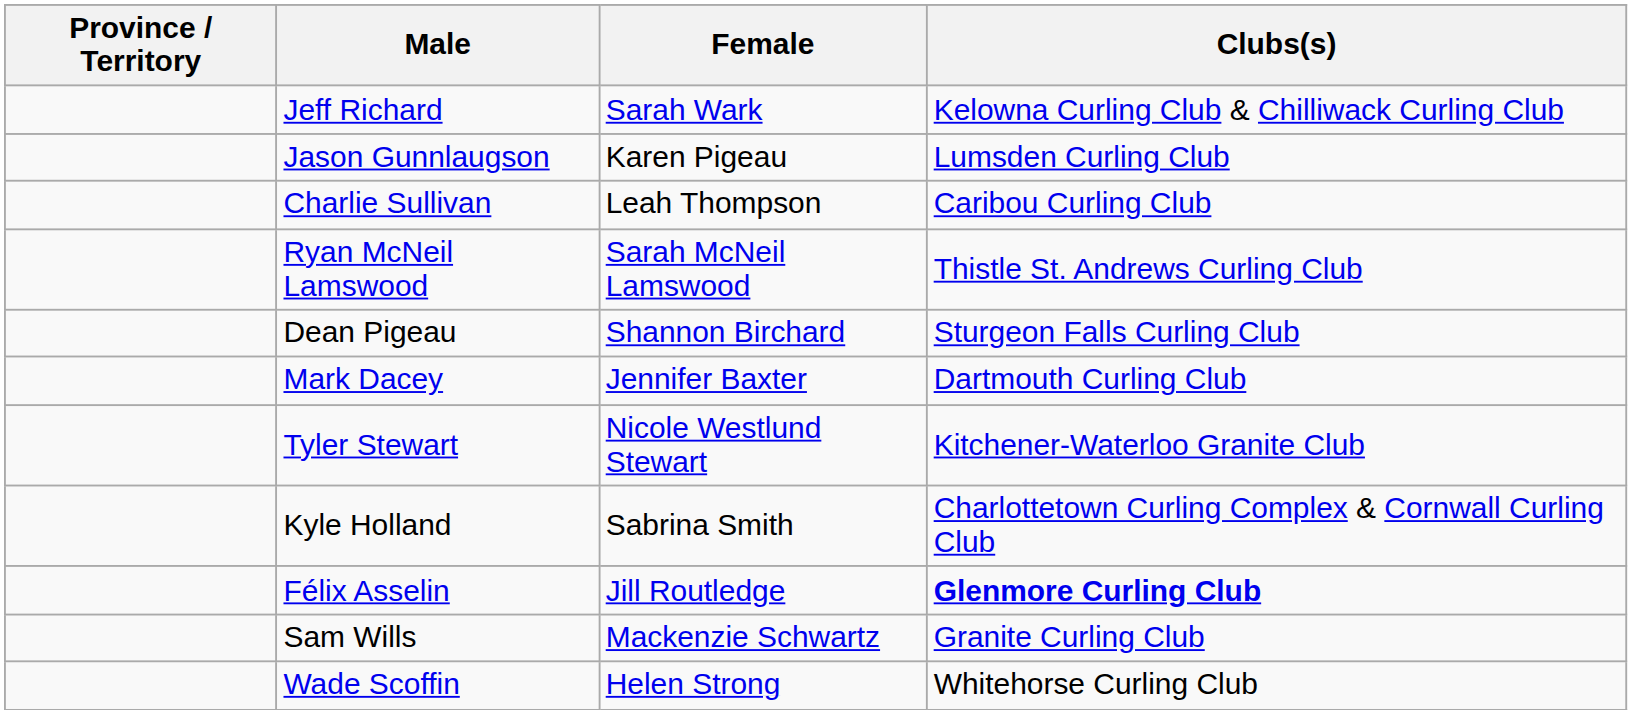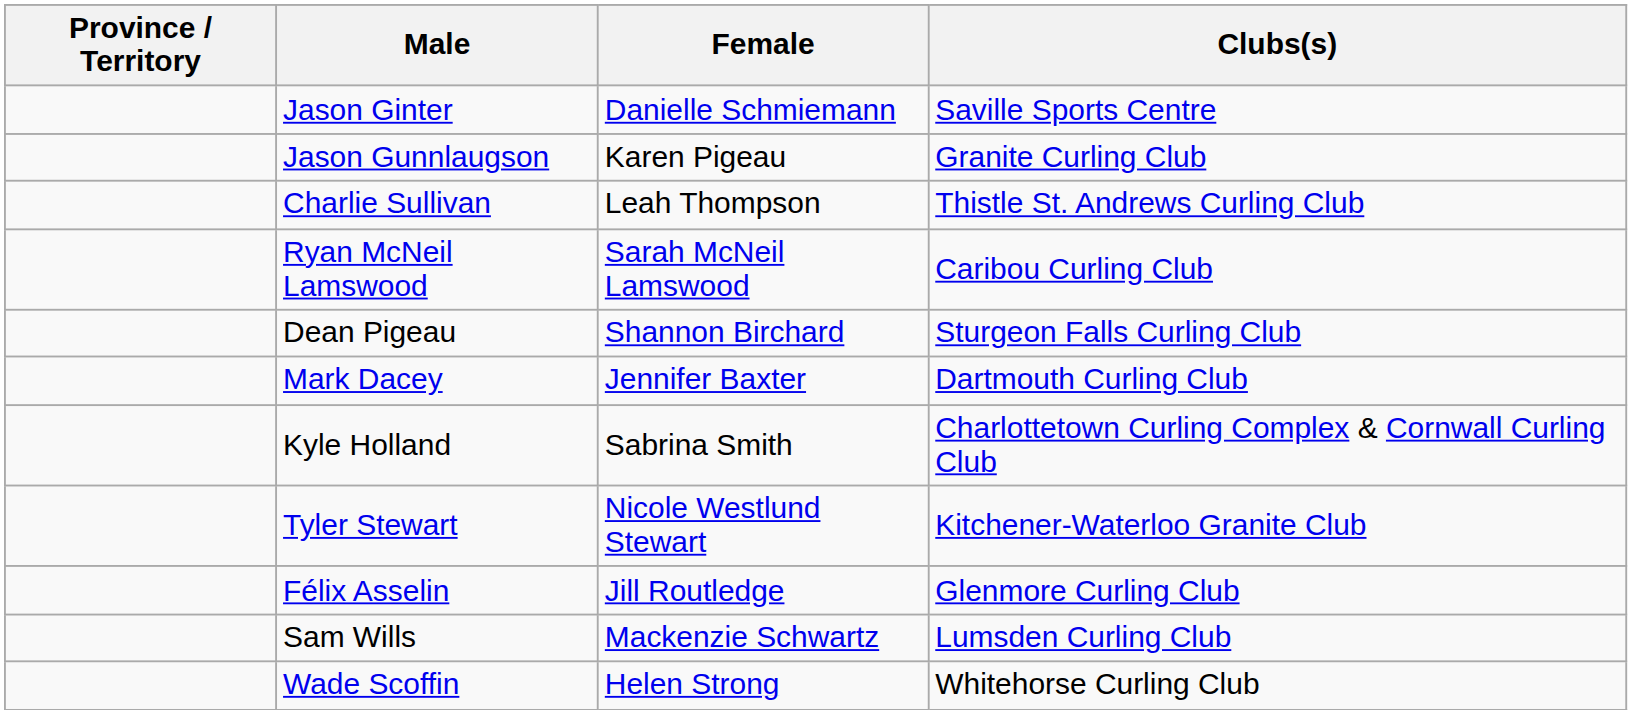+ row: (368, 109)
- row: (363, 109)
(1082, 156) Lumsden Curling Club -> (1071, 156) Granite Curling Club
(1073, 204) Caribou Curling Club -> (1150, 204) Thistle St. Andrews Curling Club
(1148, 268) Thistle St. Andrews Curling Club -> (1074, 268) Caribou Curling Club
rows swapped: (371, 444) <-> (367, 525)
(1097, 589) bold -> (1087, 589) normal
(1069, 637) Granite Curling Club -> (1083, 637) Lumsden Curling Club
